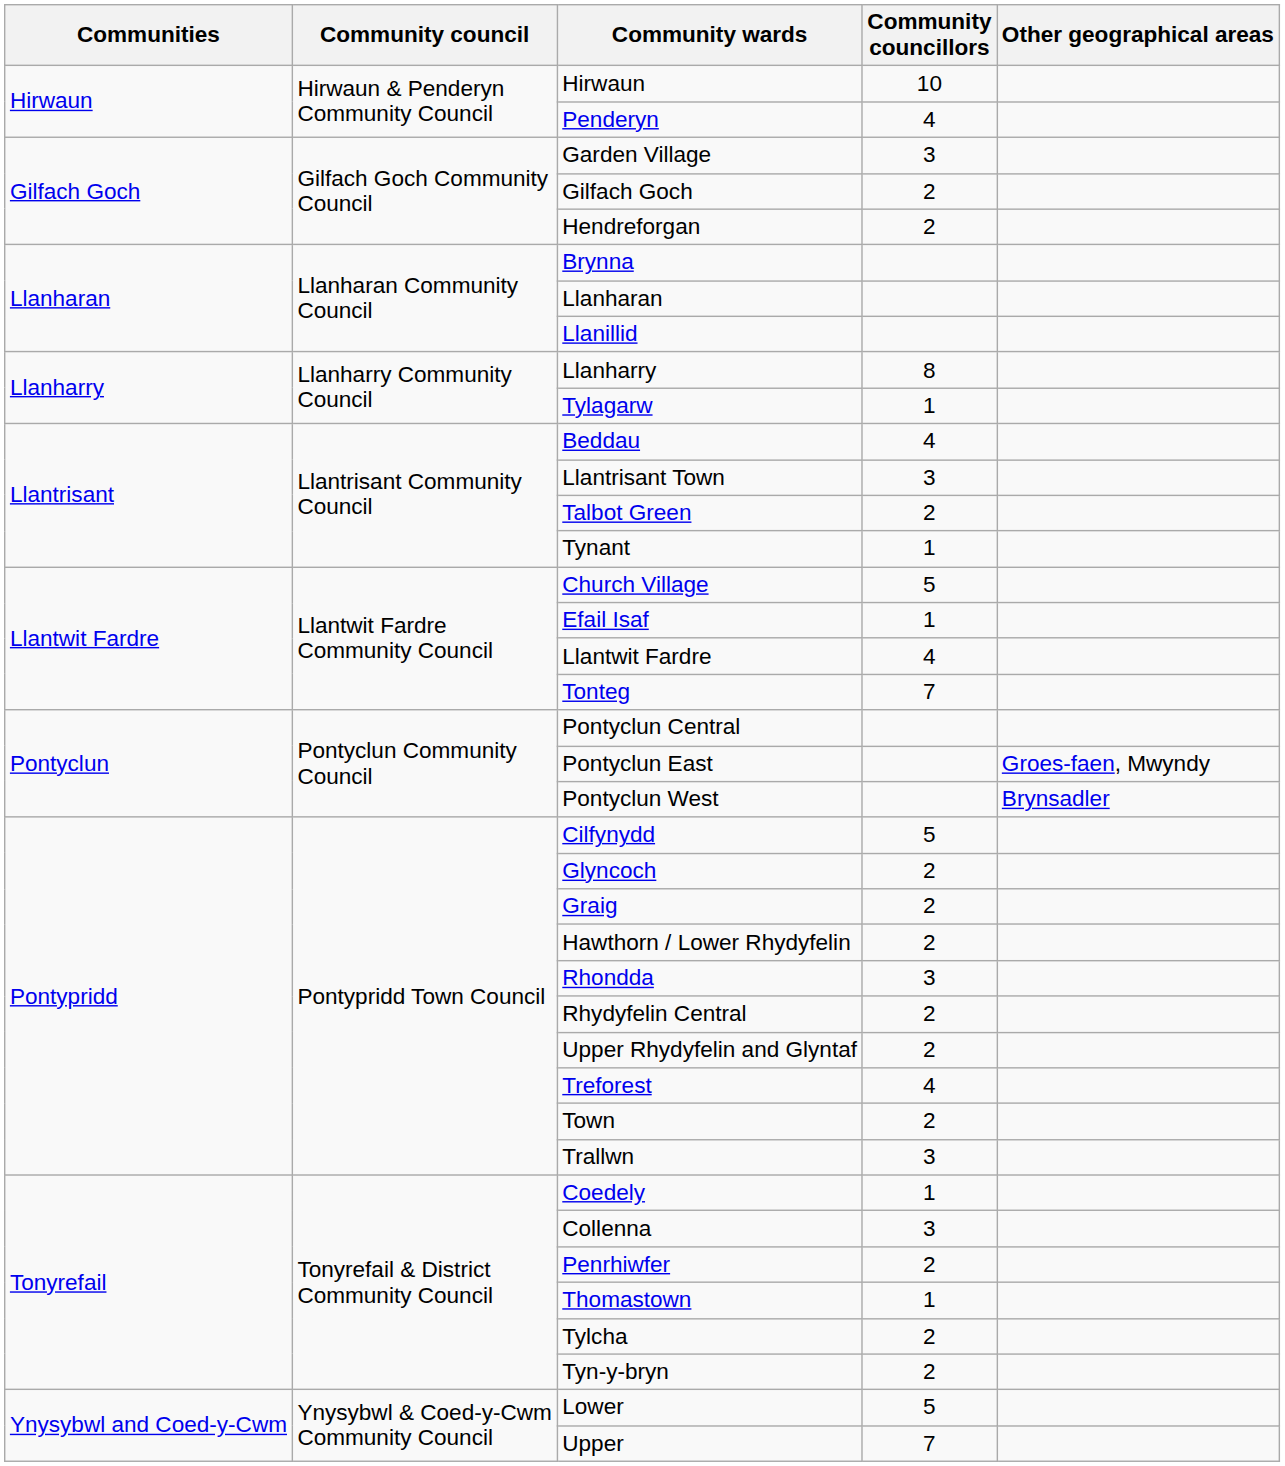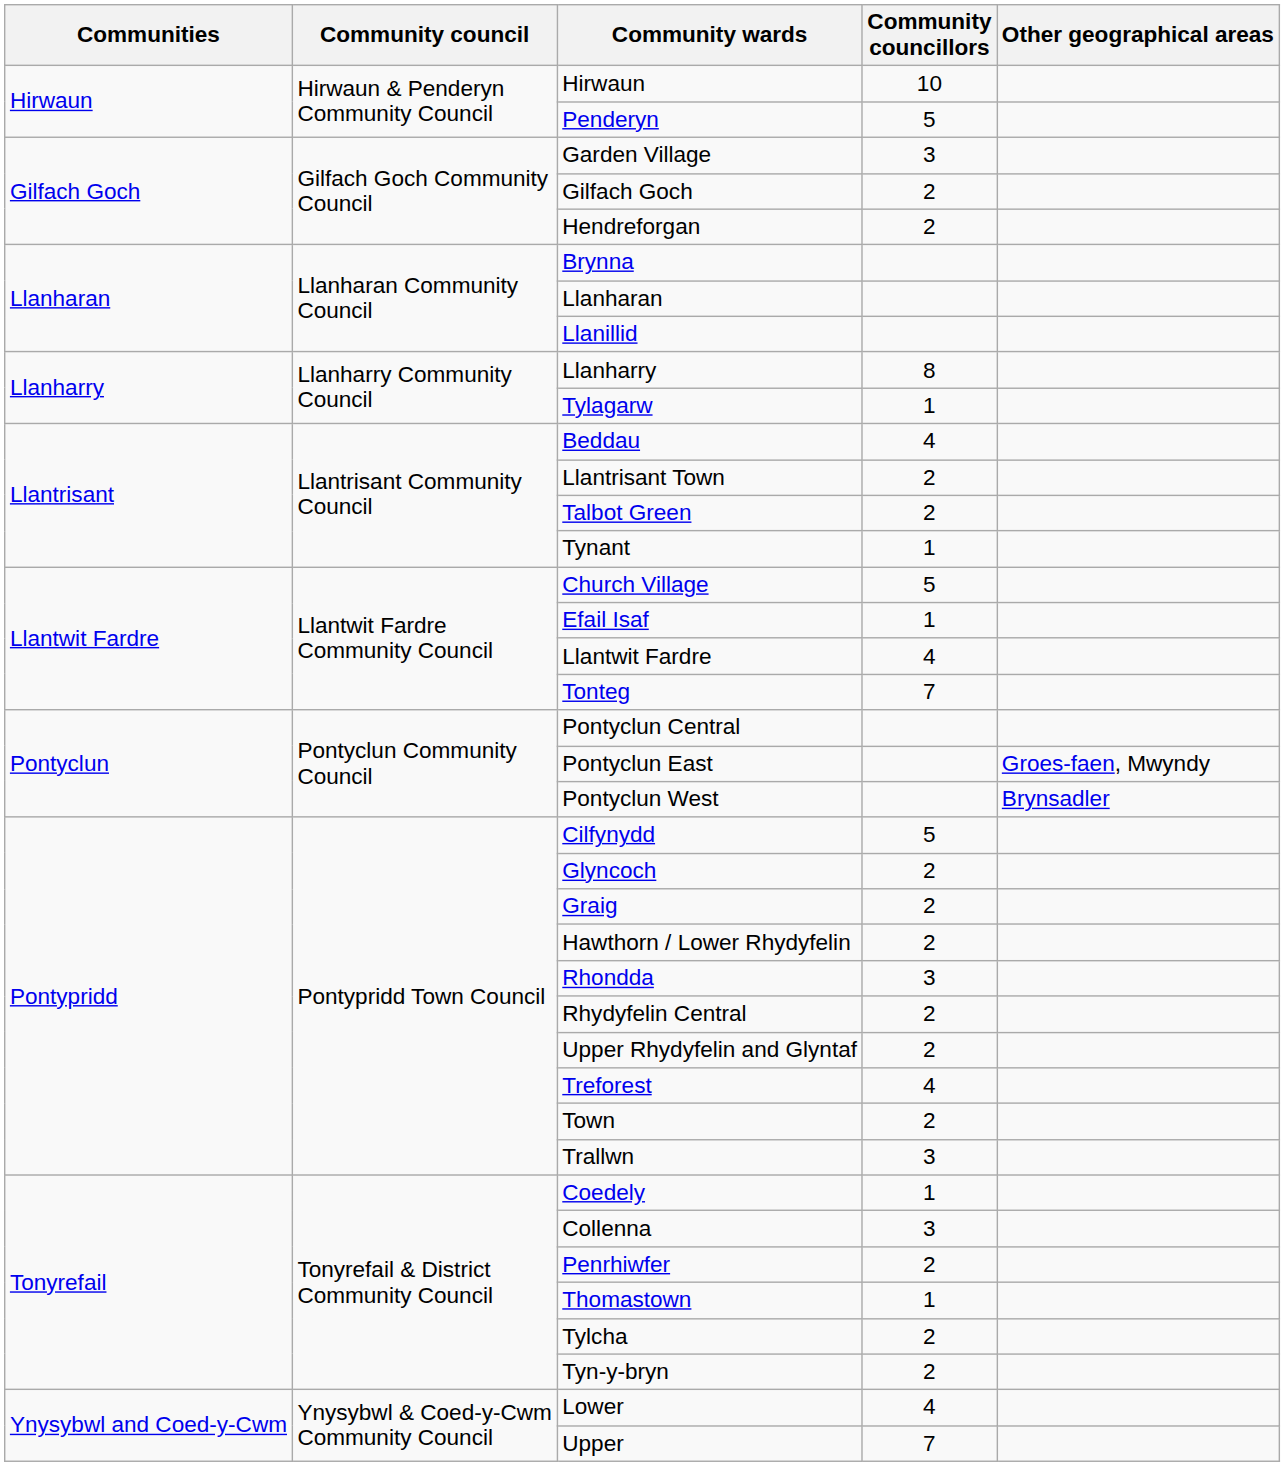(929, 119) 4 -> (929, 119) 5
(929, 477) 3 -> (929, 477) 2
(929, 1407) 5 -> (929, 1407) 4
